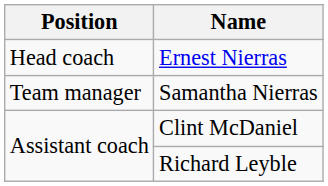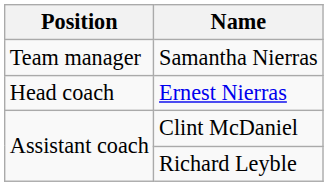rows swapped: (238, 92) <-> (223, 57)
